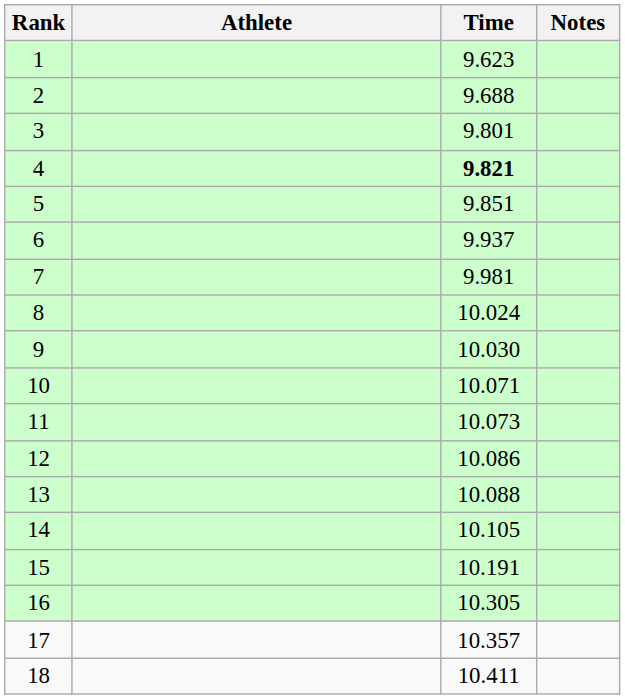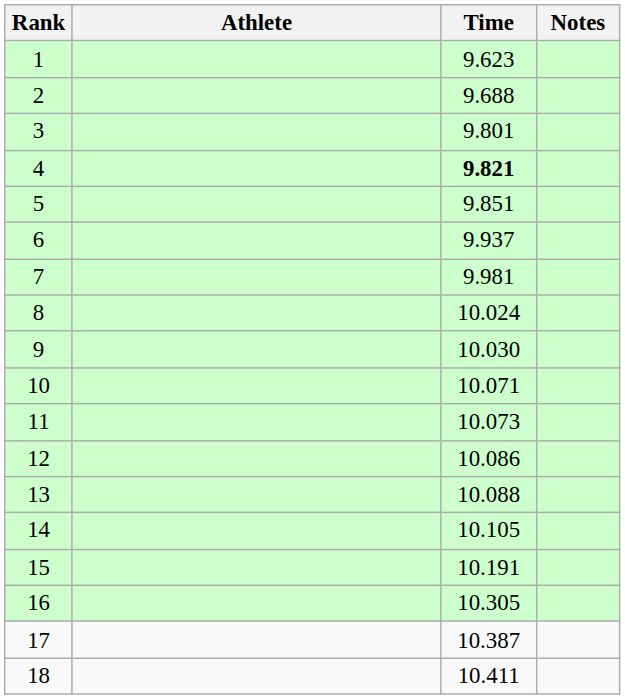(489, 639) 10.357 -> (489, 639) 10.387
